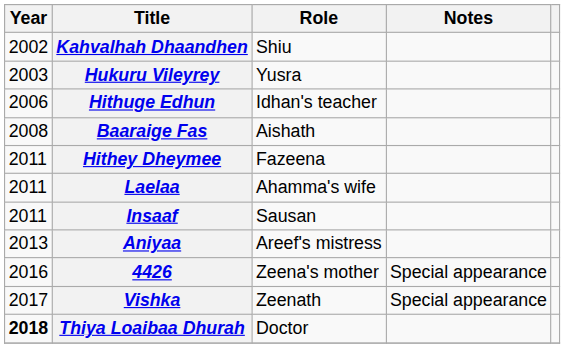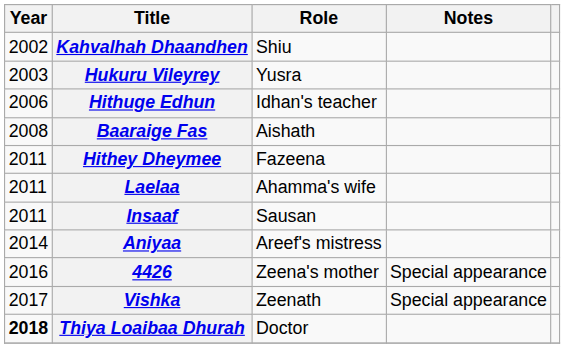(28, 243) 2013 -> (28, 243) 2014
